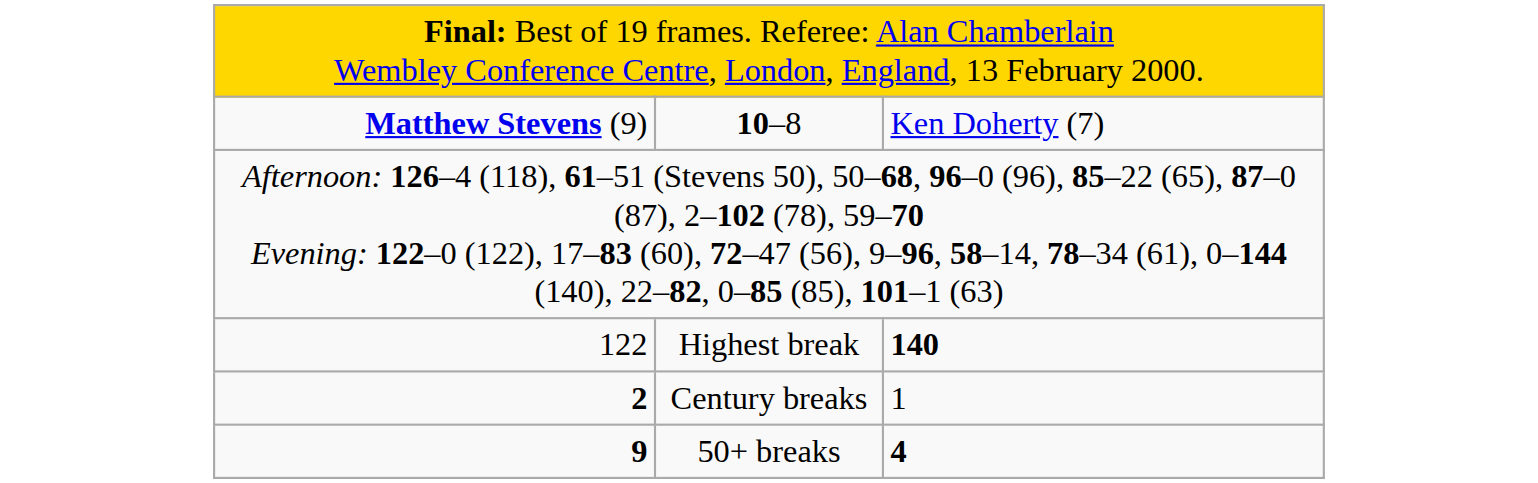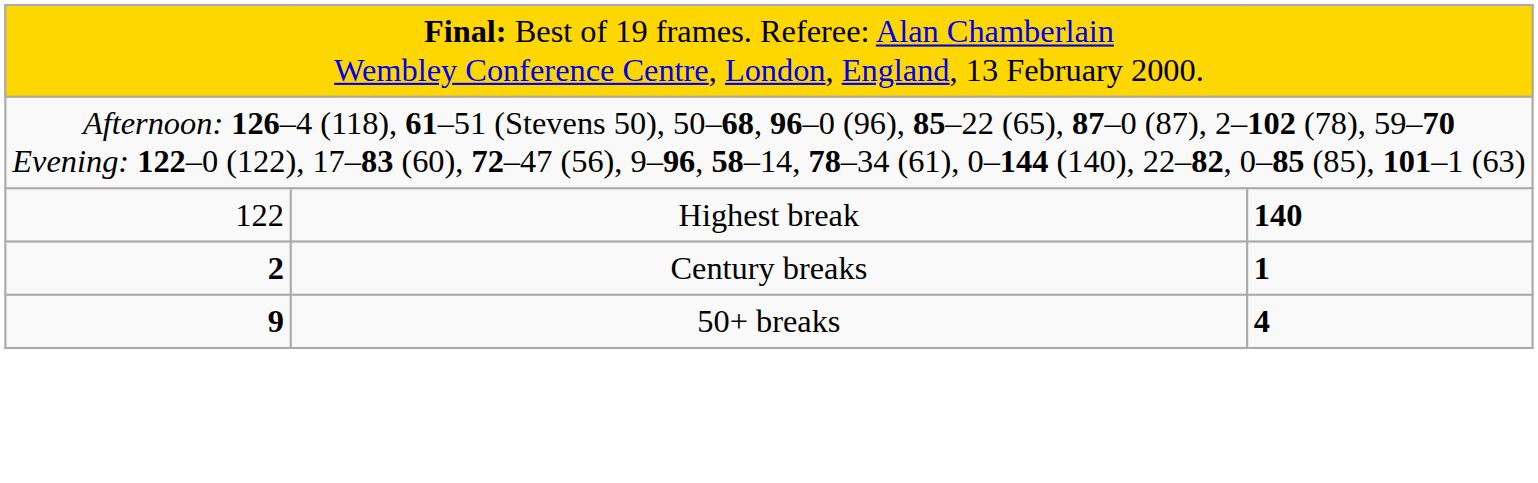- row: (769, 123)
(899, 398) normal -> (1262, 268) bold
